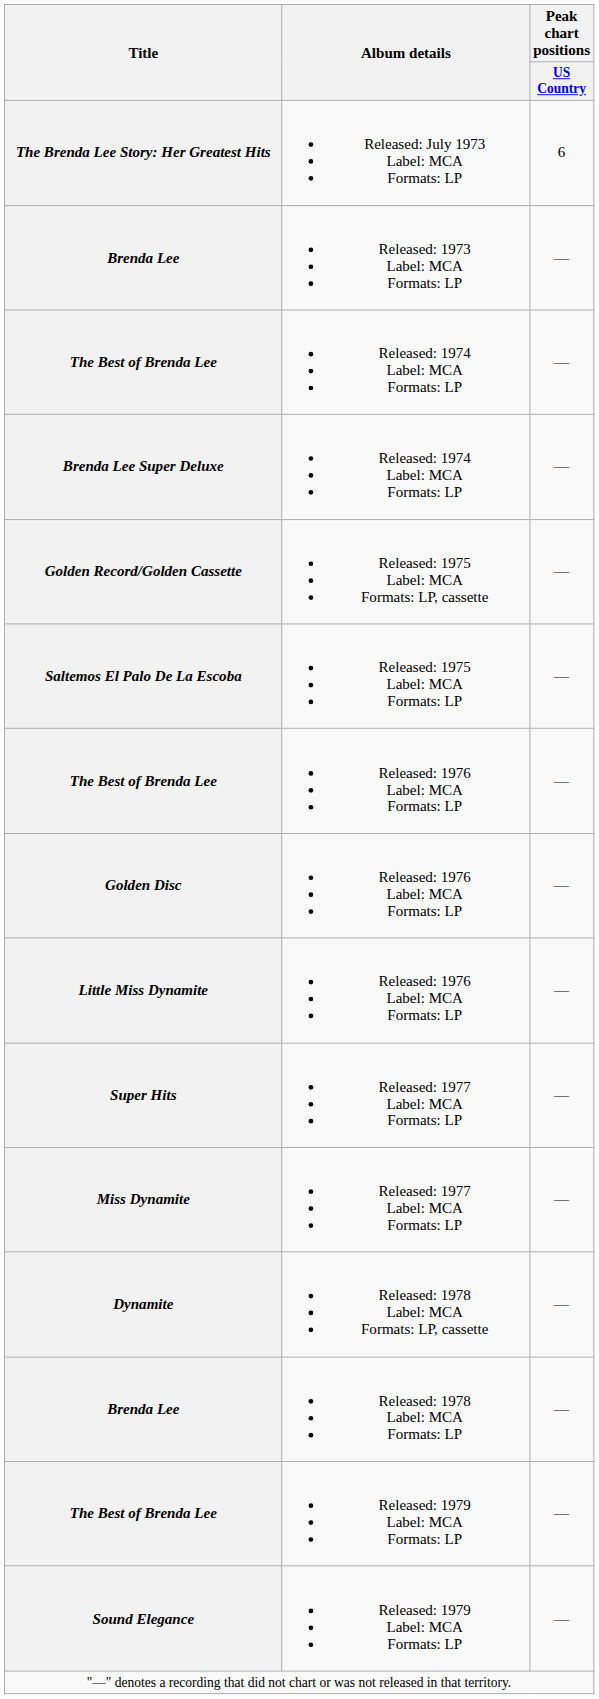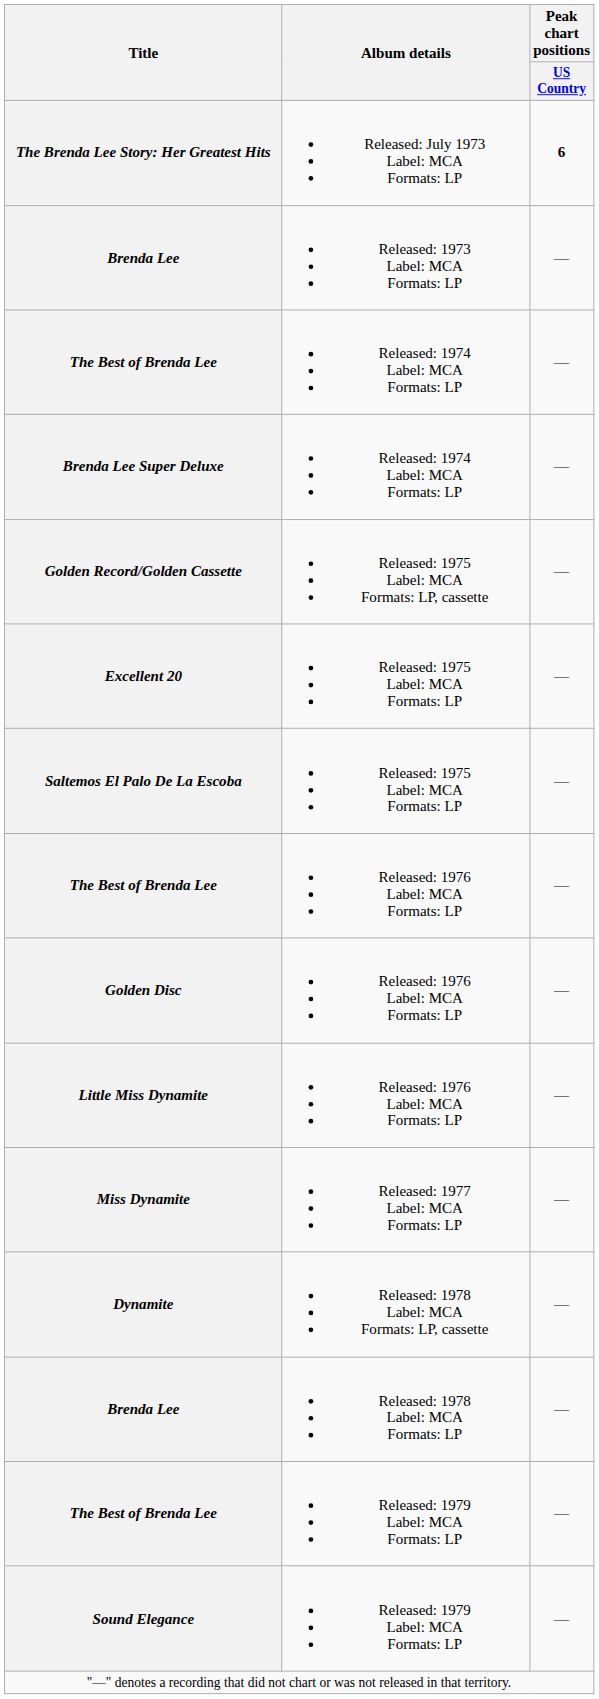(562, 152) normal -> (562, 152) bold
+ row: (143, 676)
- row: (143, 1095)
